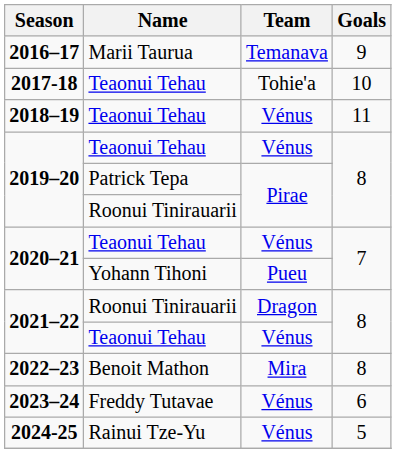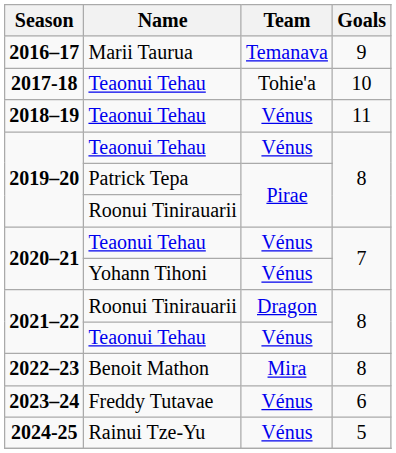(287, 274) Pueu -> (287, 274) Vénus
